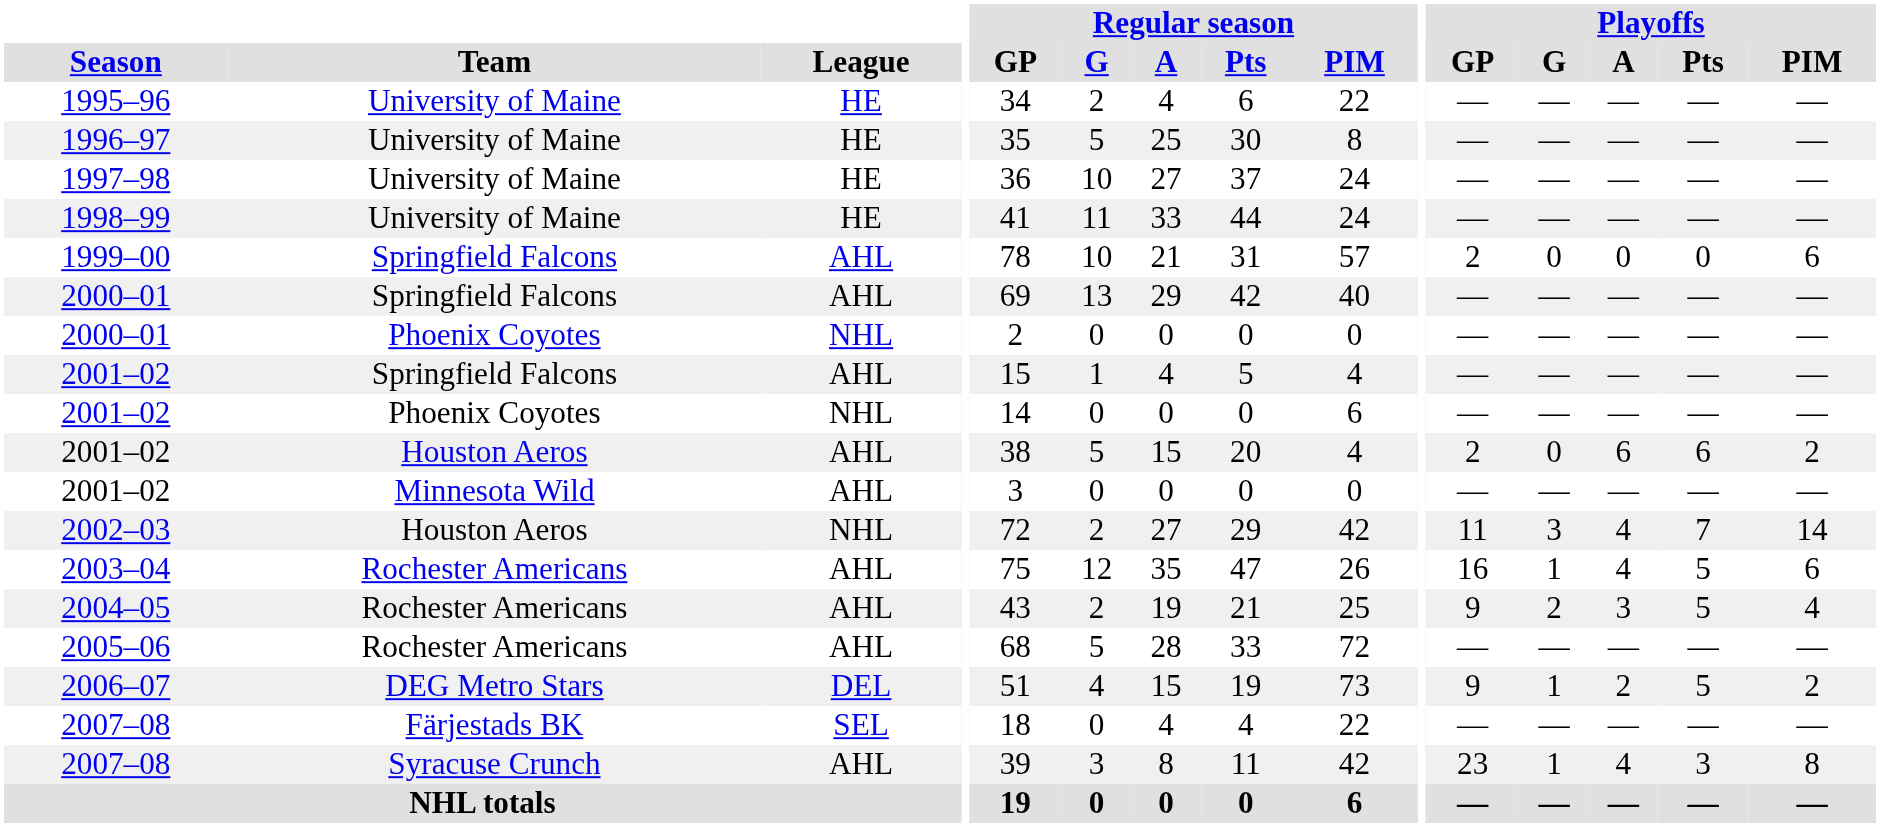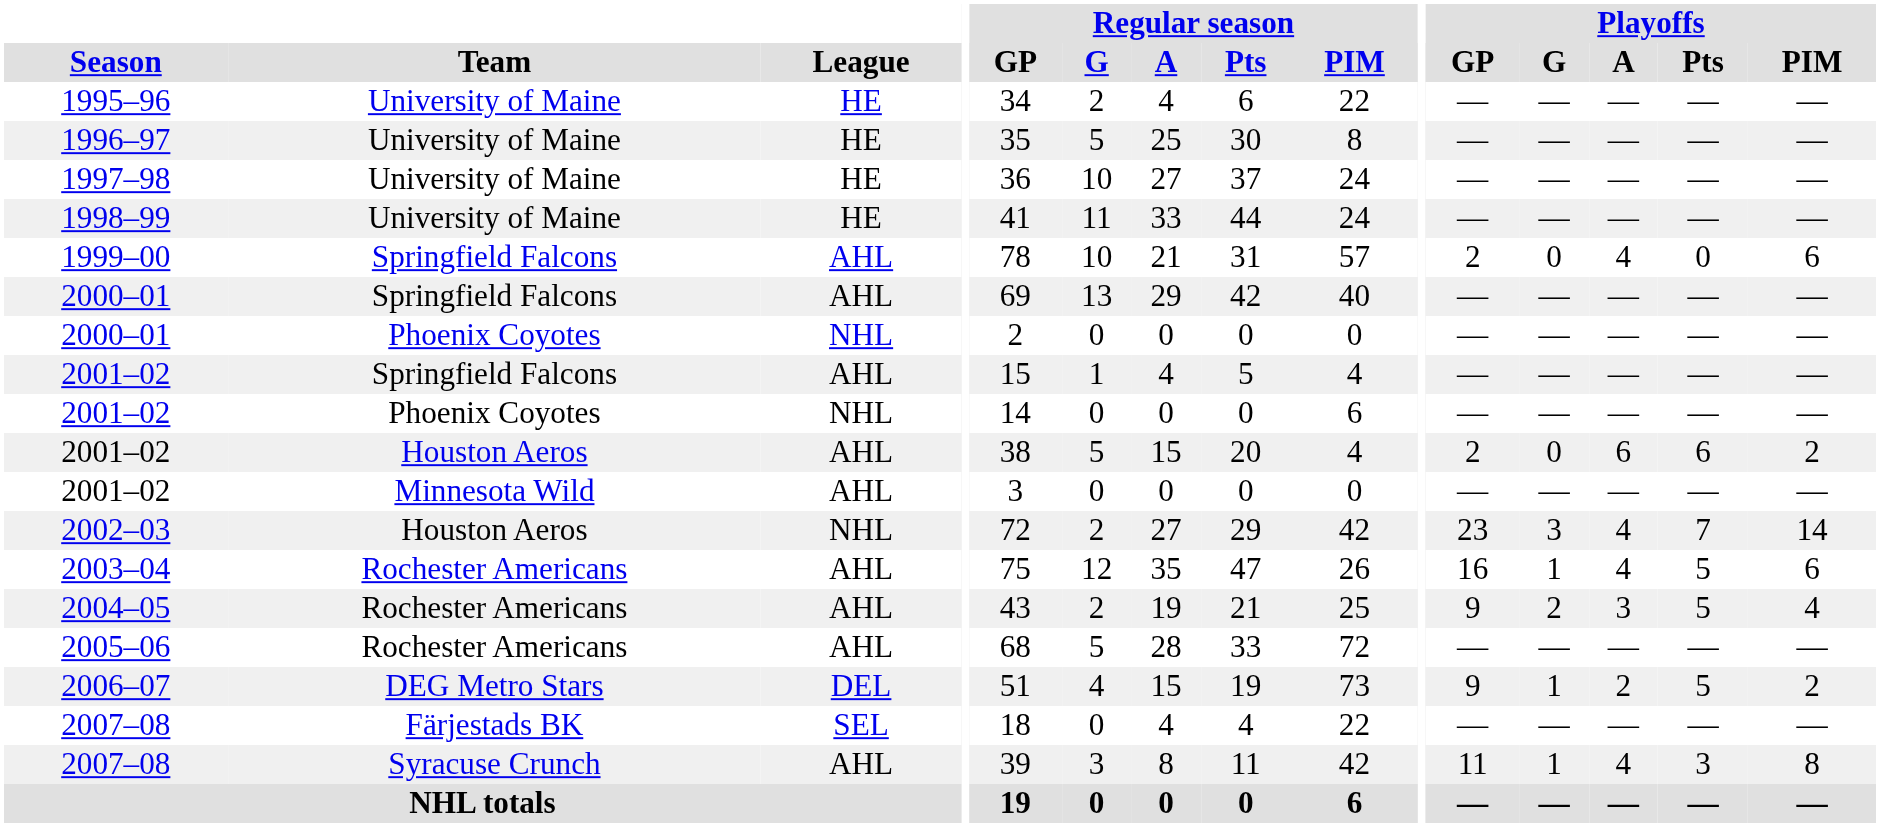(1623, 257) 0 -> (1623, 257) 4
(1473, 530) 11 -> (1473, 530) 23
(1473, 764) 23 -> (1473, 764) 11
